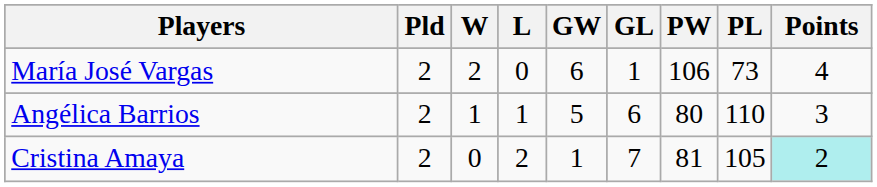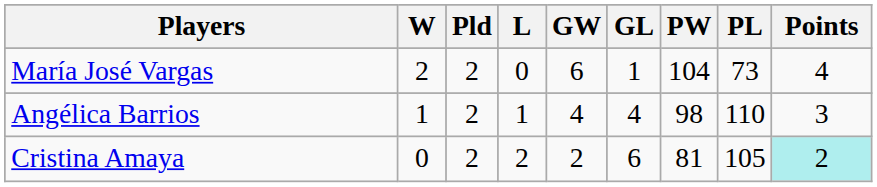columns swapped: (425, 26) <-> (475, 26)
(689, 70) 106 -> (689, 70) 104
(577, 114) 5 -> (577, 114) 4
(634, 114) 6 -> (634, 114) 4
(689, 114) 80 -> (689, 114) 98
(577, 158) 1 -> (577, 158) 2
(634, 158) 7 -> (634, 158) 6
